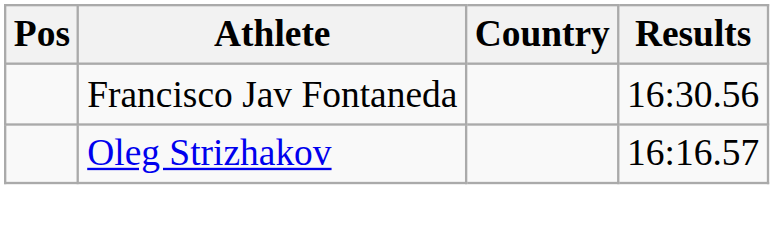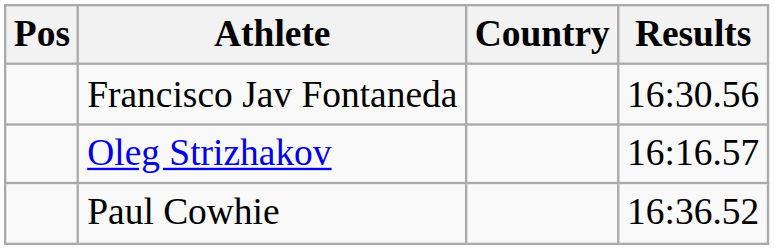+ row: (183, 212)
